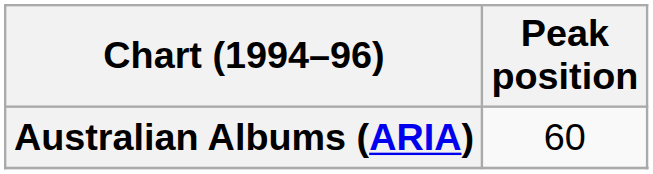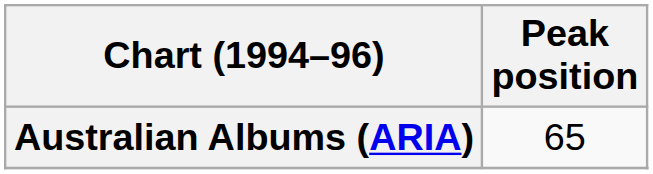(565, 136) 60 -> (565, 136) 65
